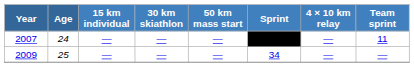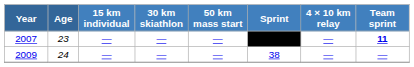(63, 39) 24 -> (63, 39) 23
(382, 39) normal -> (382, 39) bold
(63, 55) 25 -> (63, 55) 24
(274, 55) 34 -> (274, 55) 38
